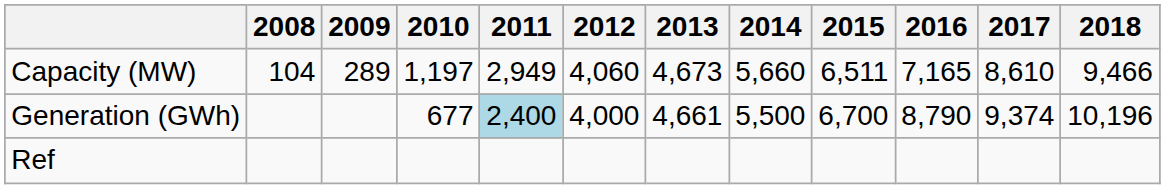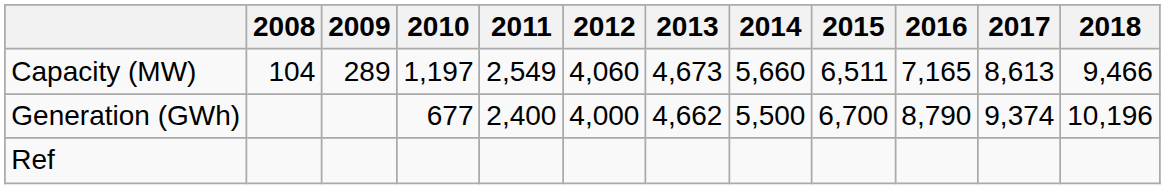(521, 71) 2,949 -> (521, 71) 2,549
(1019, 71) 8,610 -> (1019, 71) 8,613
(521, 115) lightblue background -> (521, 115) no background
(687, 115) 4,661 -> (687, 115) 4,662
